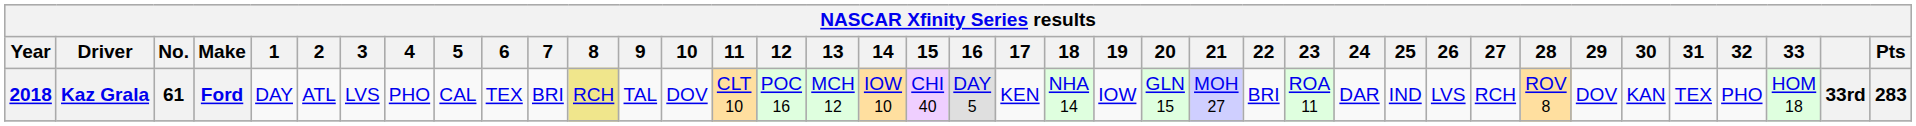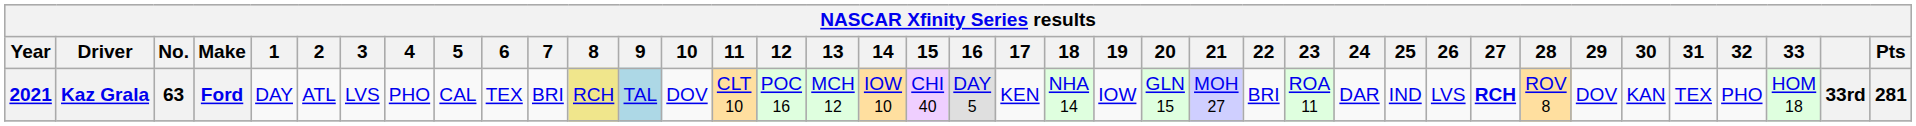(31, 95) 2018 -> (31, 95) 2021
(174, 95) 61 -> (174, 95) 63
(640, 95) no background -> (640, 95) lightblue background
(1495, 95) normal -> (1495, 95) bold
(1891, 95) 283 -> (1891, 95) 281
